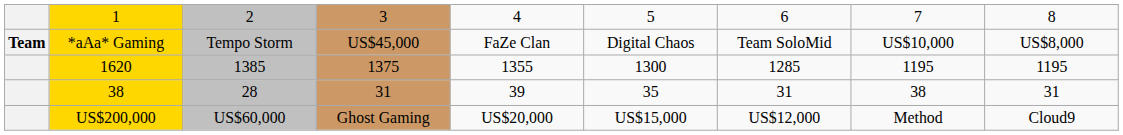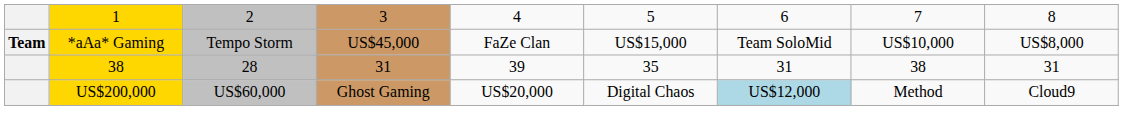(651, 42) Digital Chaos -> (651, 42) US$15,000
- row: (116, 67)
(651, 117) US$15,000 -> (651, 92) Digital Chaos
(784, 117) no background -> (784, 92) lightblue background
